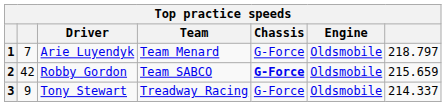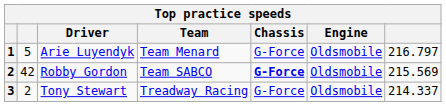(28, 53) 7 -> (28, 53) 5
(413, 53) 218.797 -> (413, 53) 216.797
(413, 73) 215.659 -> (413, 73) 215.569
(28, 92) 9 -> (28, 92) 2
